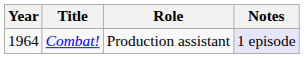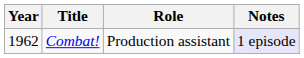(23, 41) 1964 -> (23, 41) 1962
